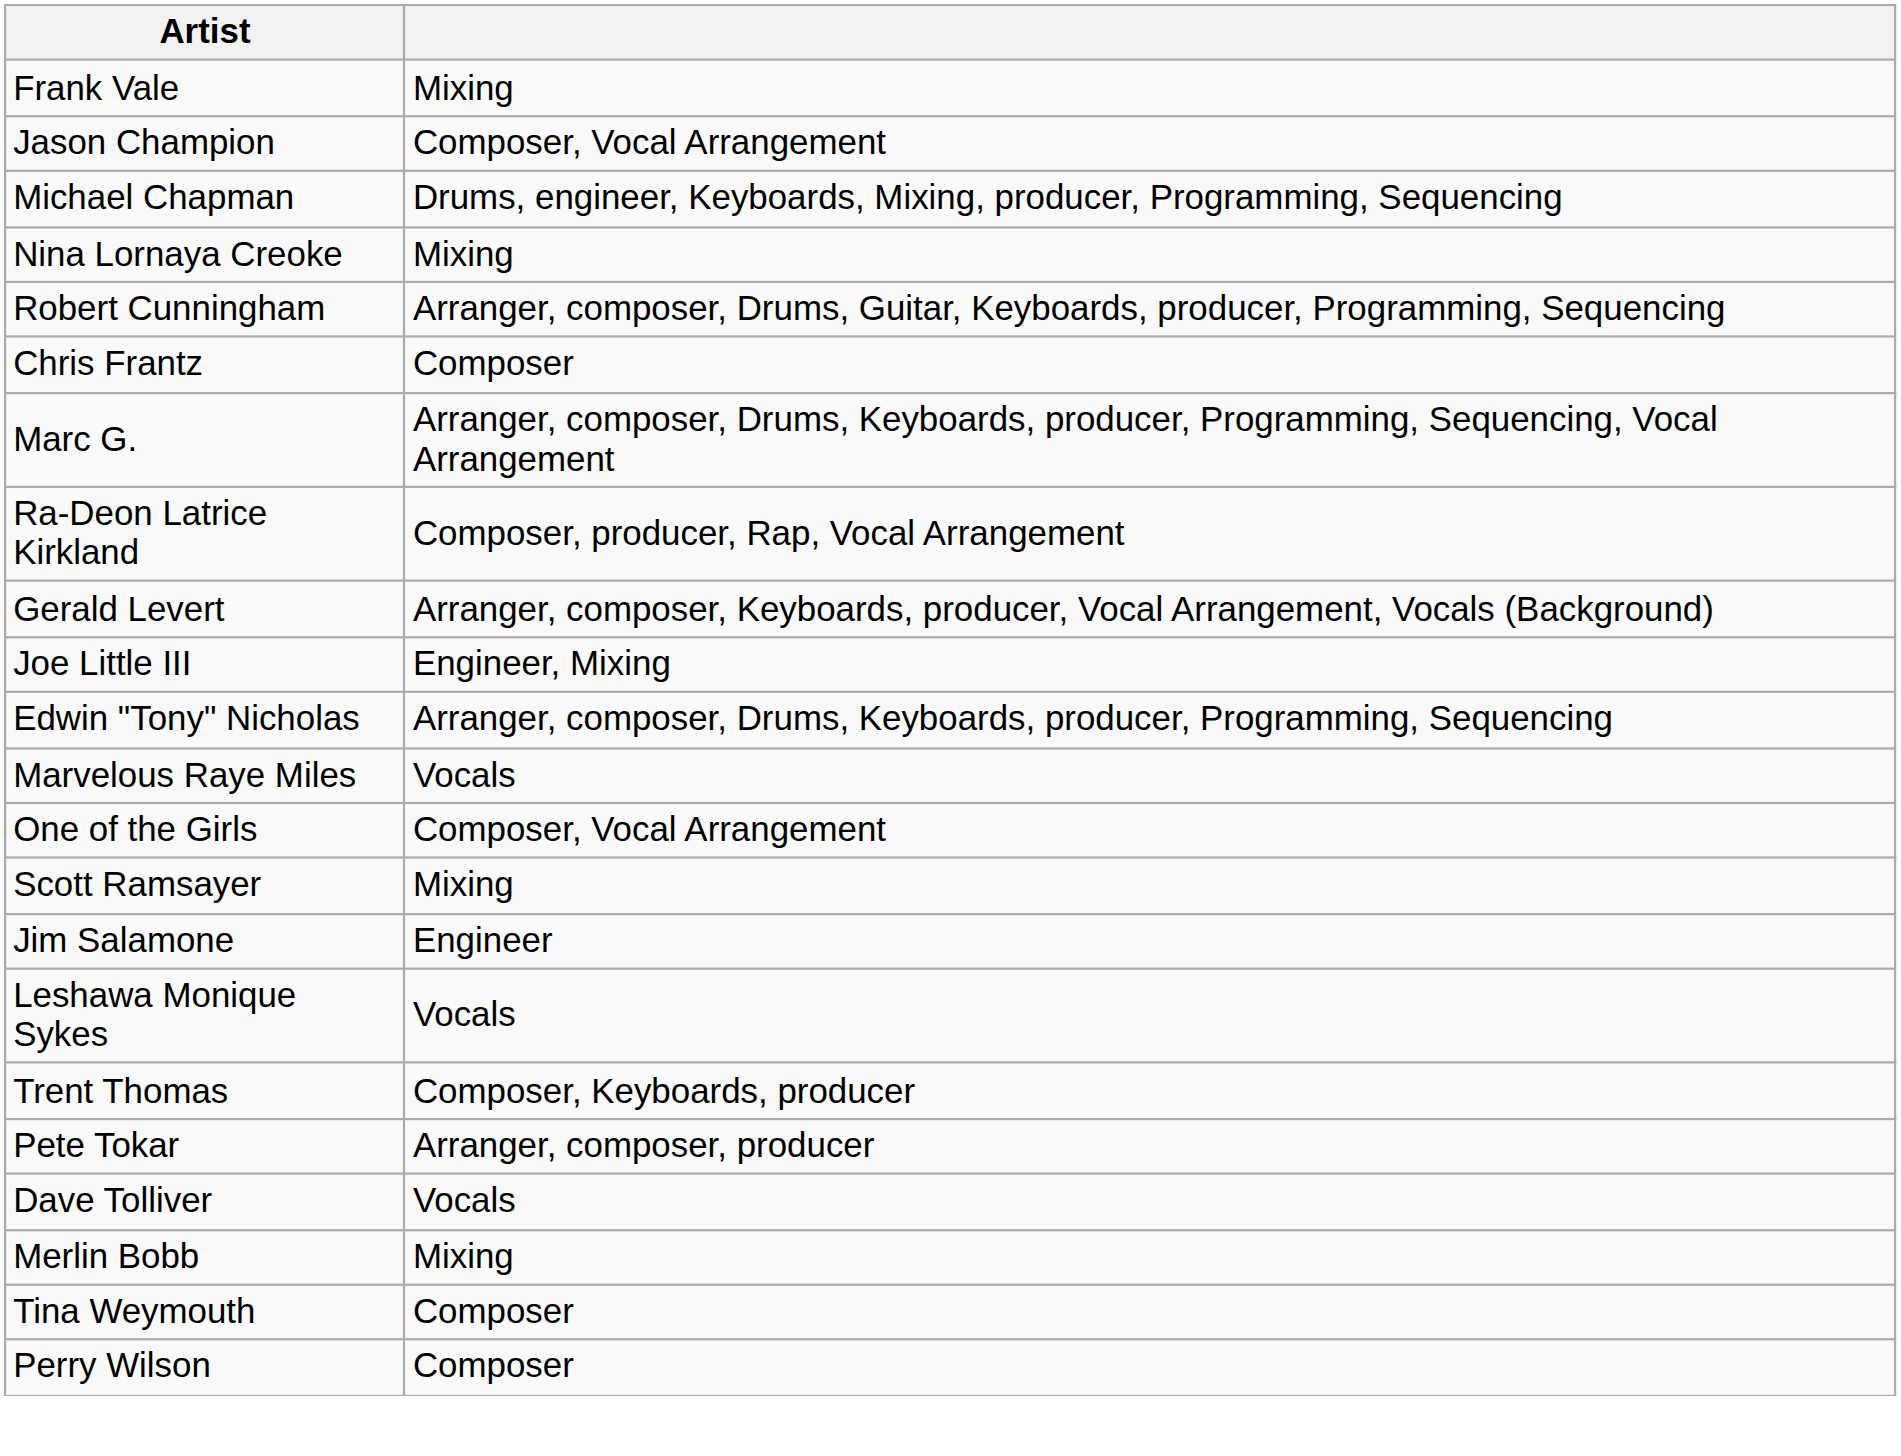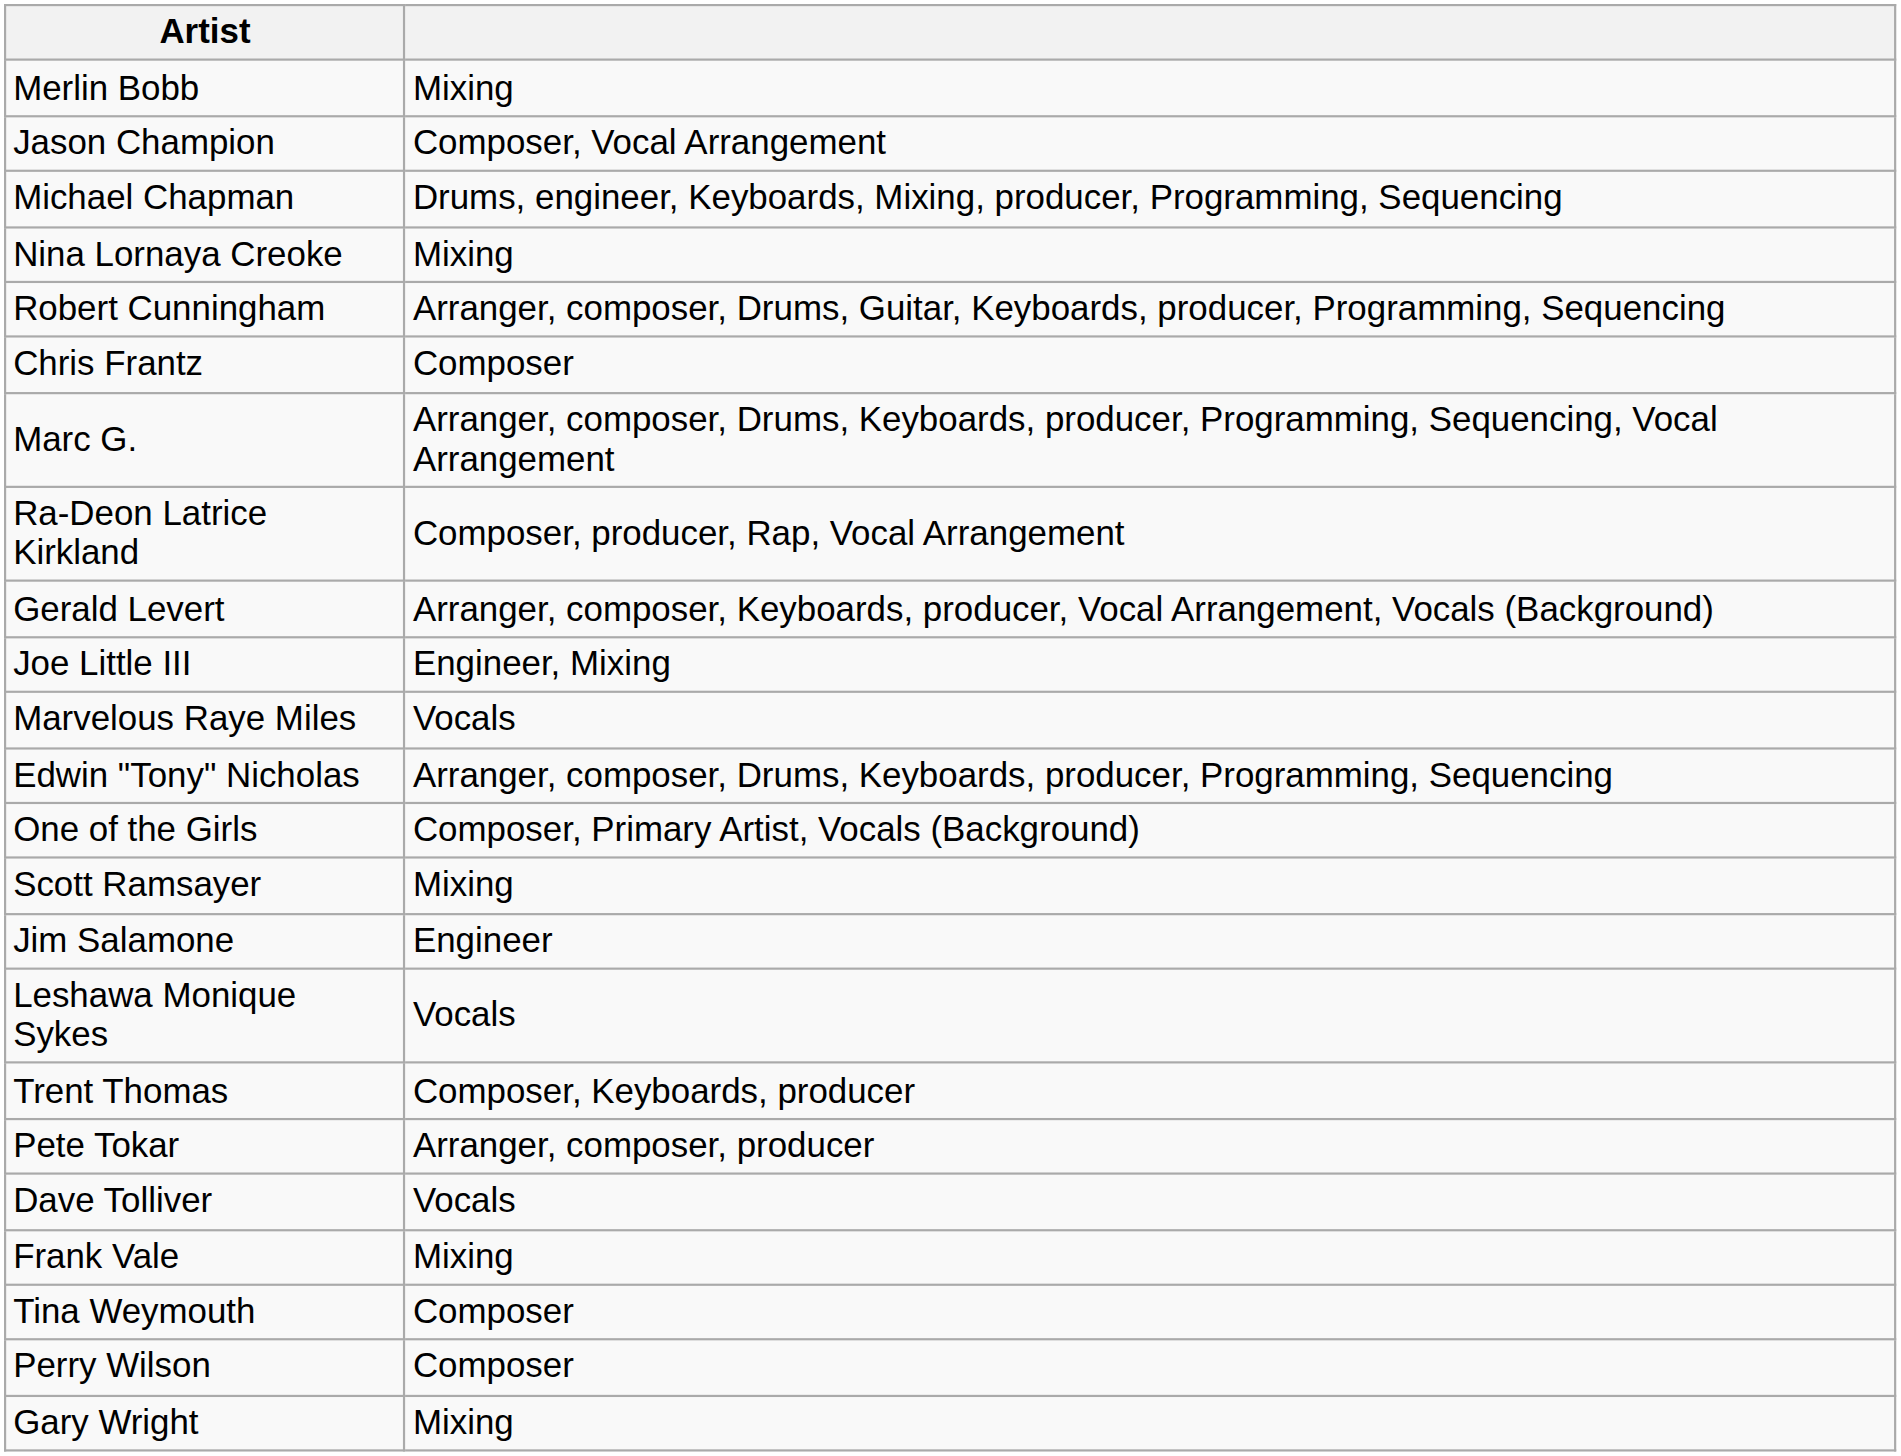rows swapped: (106, 1256) <-> (96, 87)
rows swapped: (185, 774) <-> (186, 719)
(649, 829) Composer, Vocal Arrangement -> (776, 829) Composer, Primary Artist, Vocals (Background)
+ row: (106, 1422)
